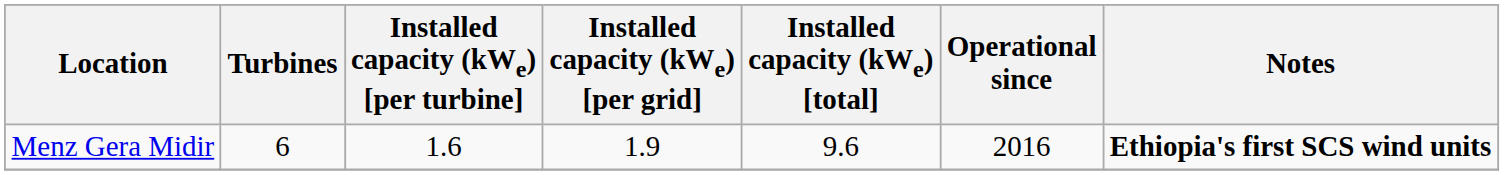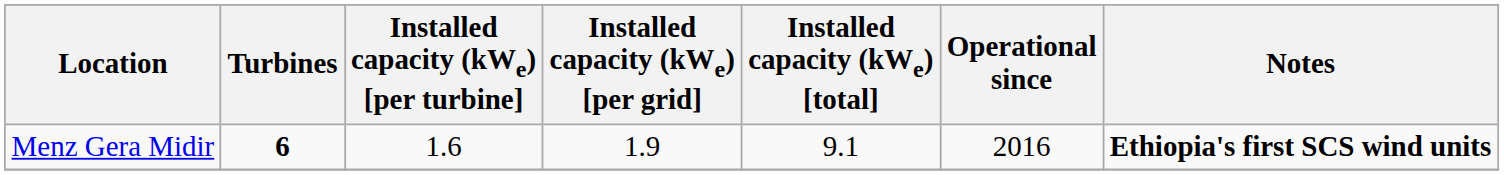(283, 146) normal -> (283, 146) bold
(841, 146) 9.6 -> (841, 146) 9.1
